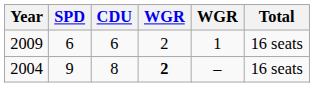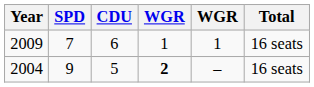(70, 43) 6 -> (70, 43) 7
(164, 43) 2 -> (164, 43) 1
(114, 69) 8 -> (114, 69) 5
